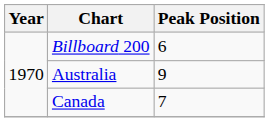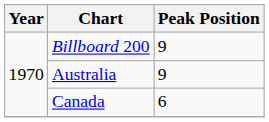(162, 46) 6 -> (162, 46) 9
(162, 102) 7 -> (162, 102) 6
